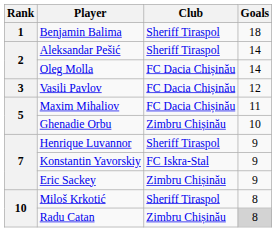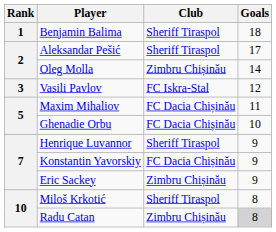(255, 50) 14 -> (255, 50) 17
(191, 69) FC Dacia Chișinău -> (186, 69) Zimbru Chișinău
(191, 87) FC Dacia Chișinău -> (178, 87) FC Iskra-Stal
(186, 124) Zimbru Chișinău -> (191, 124) FC Dacia Chișinău
(178, 161) FC Iskra-Stal -> (191, 161) FC Dacia Chișinău
